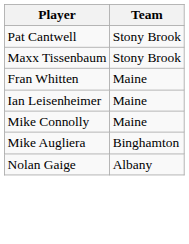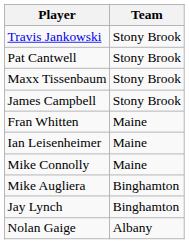+ row: (55, 36)
+ row: (52, 100)
+ row: (35, 206)
